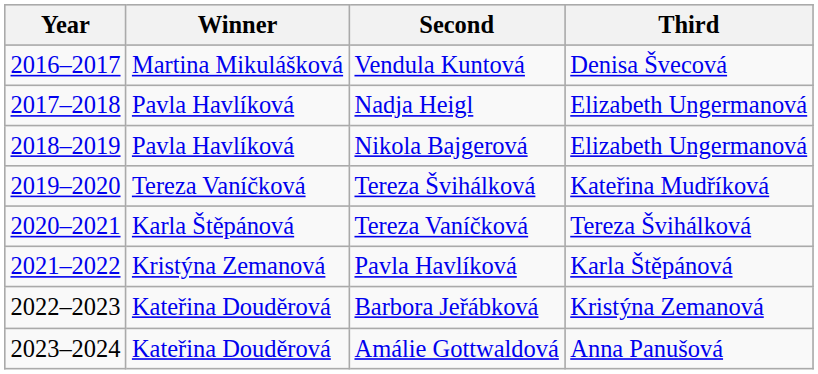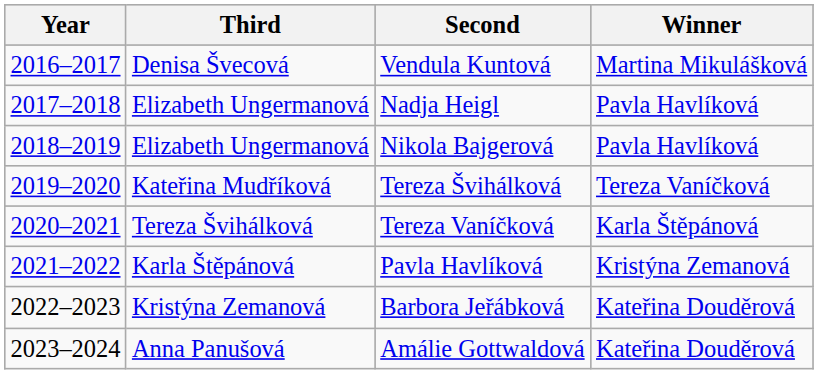columns swapped: (237, 24) <-> (689, 24)
